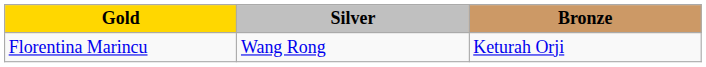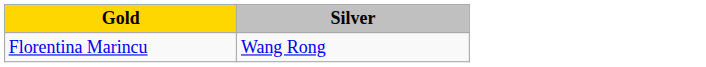- column: (585, 18)
